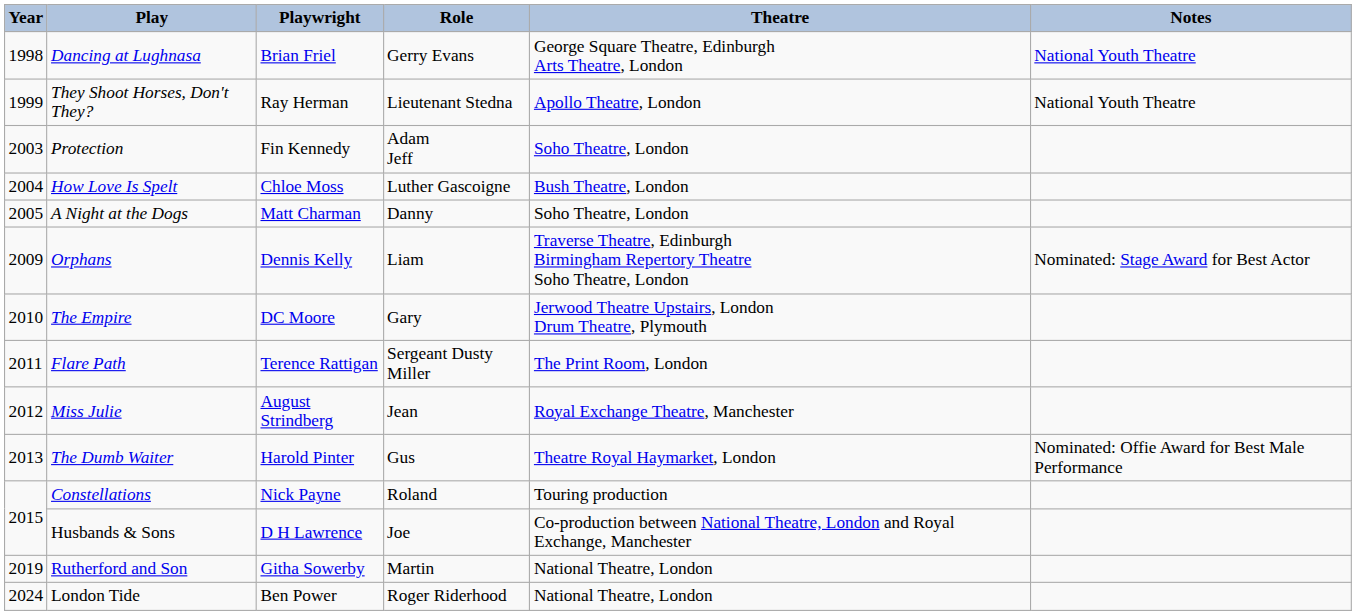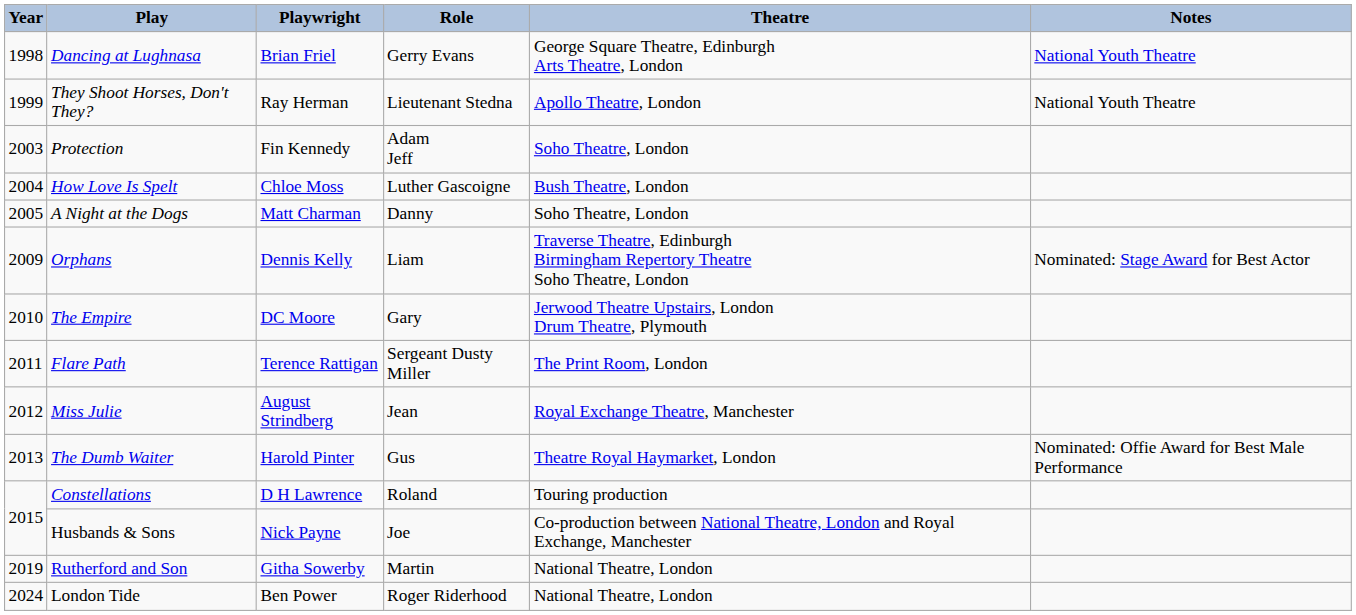(301, 494) Nick Payne -> (311, 494) D H Lawrence
(311, 531) D H Lawrence -> (301, 531) Nick Payne
